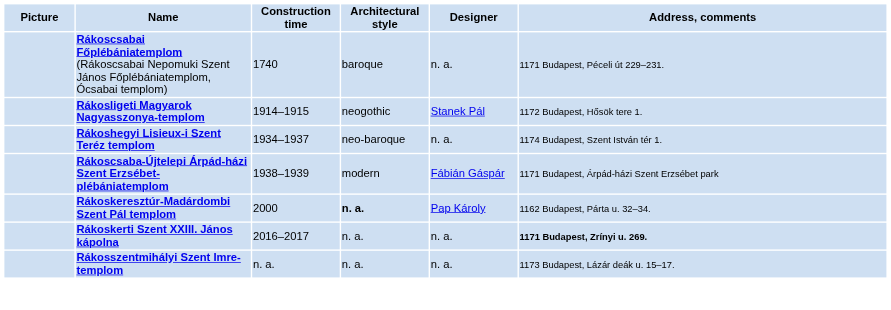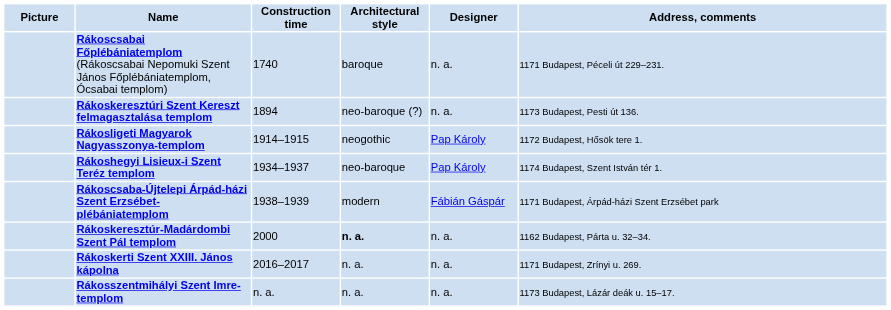+ row: (158, 111)
(458, 111) Stanek Pál -> (458, 139) Pap Károly
(442, 139) n. a. -> (458, 167) Pap Károly
(458, 208) Pap Károly -> (442, 236) n. a.
(583, 236) bold -> (580, 264) normal
